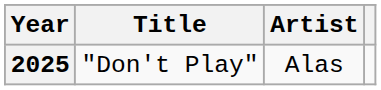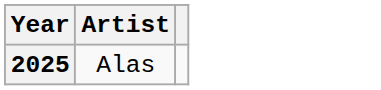- column: (170, 25)
